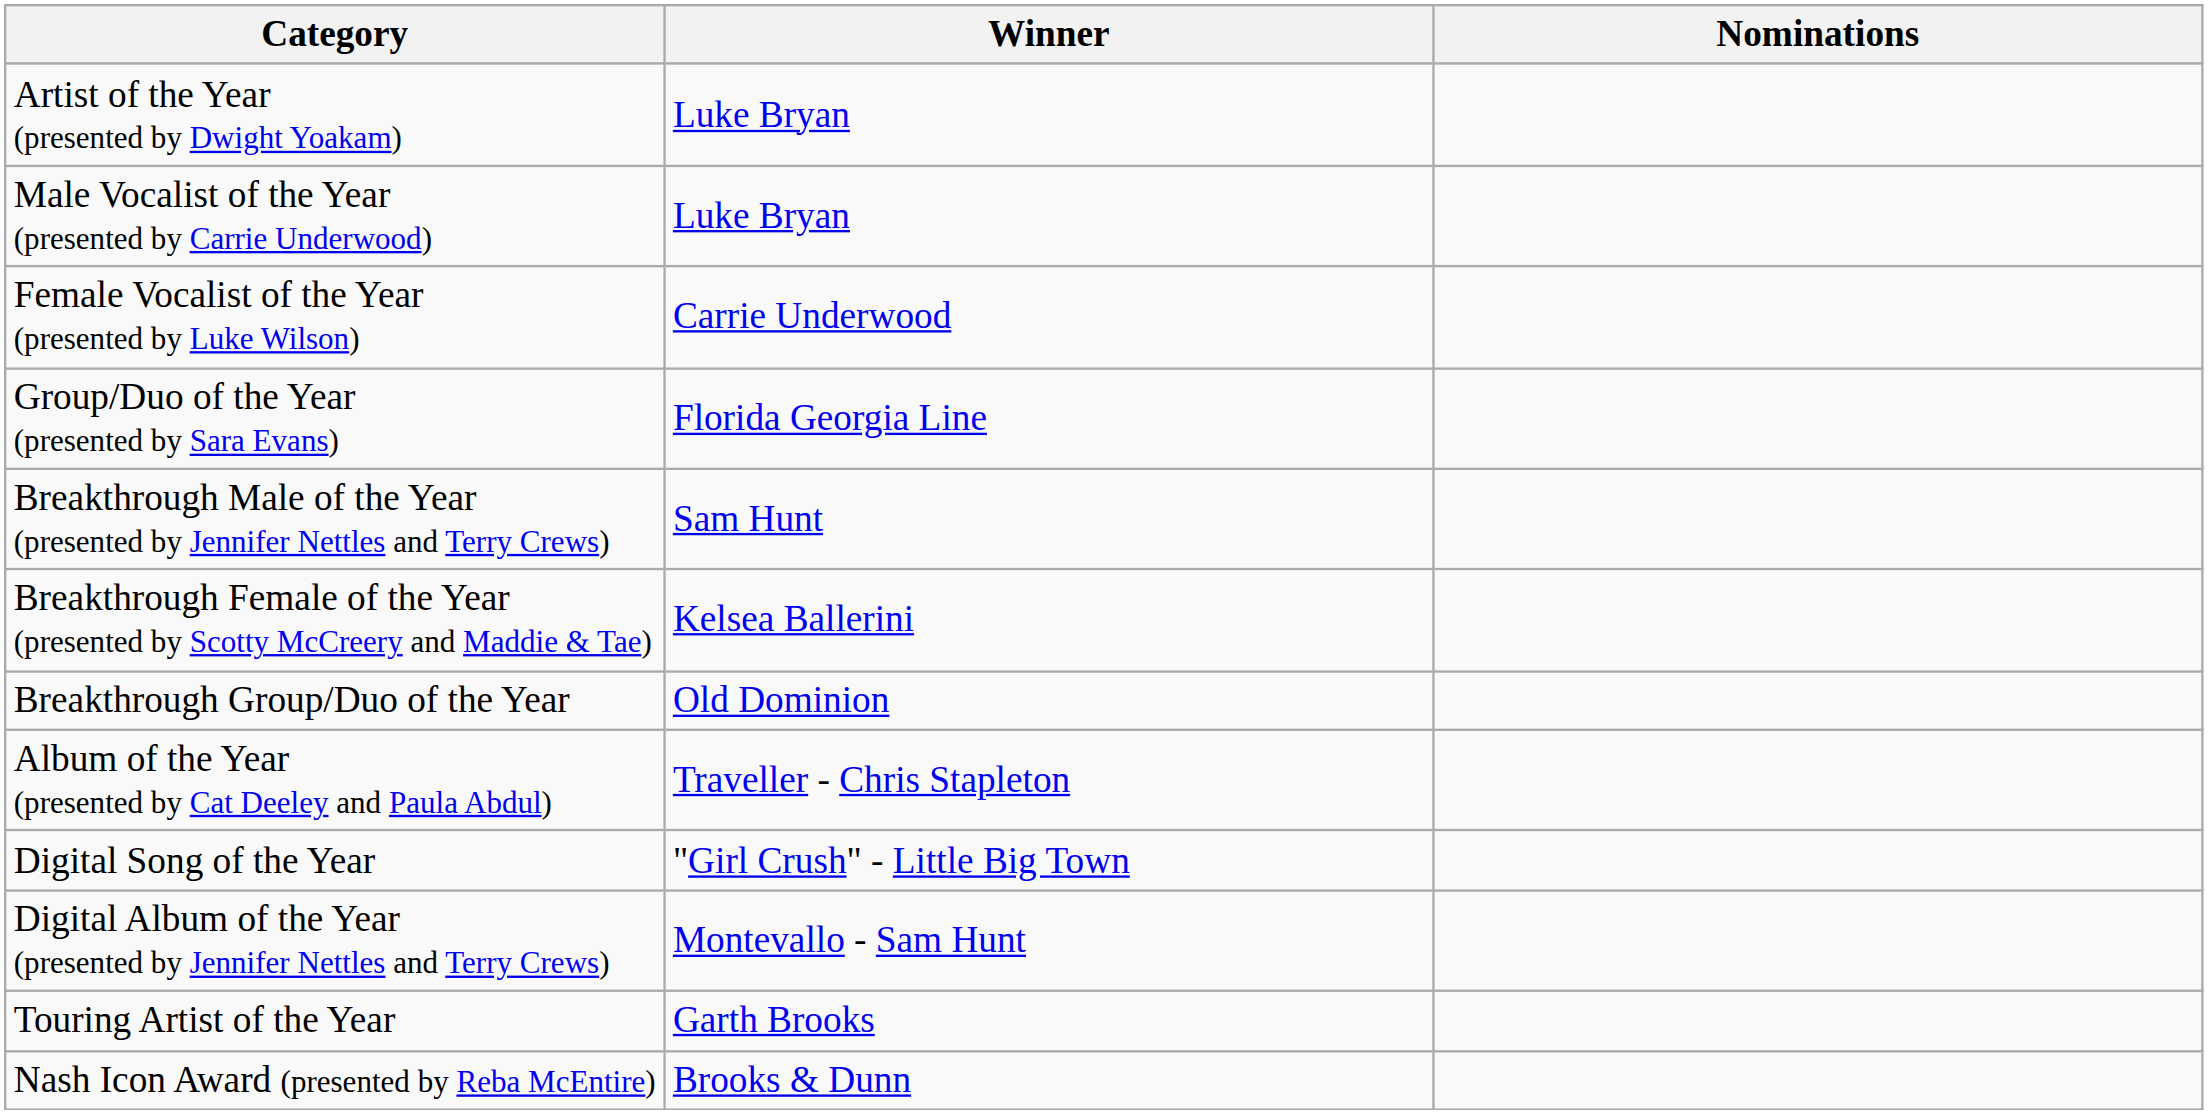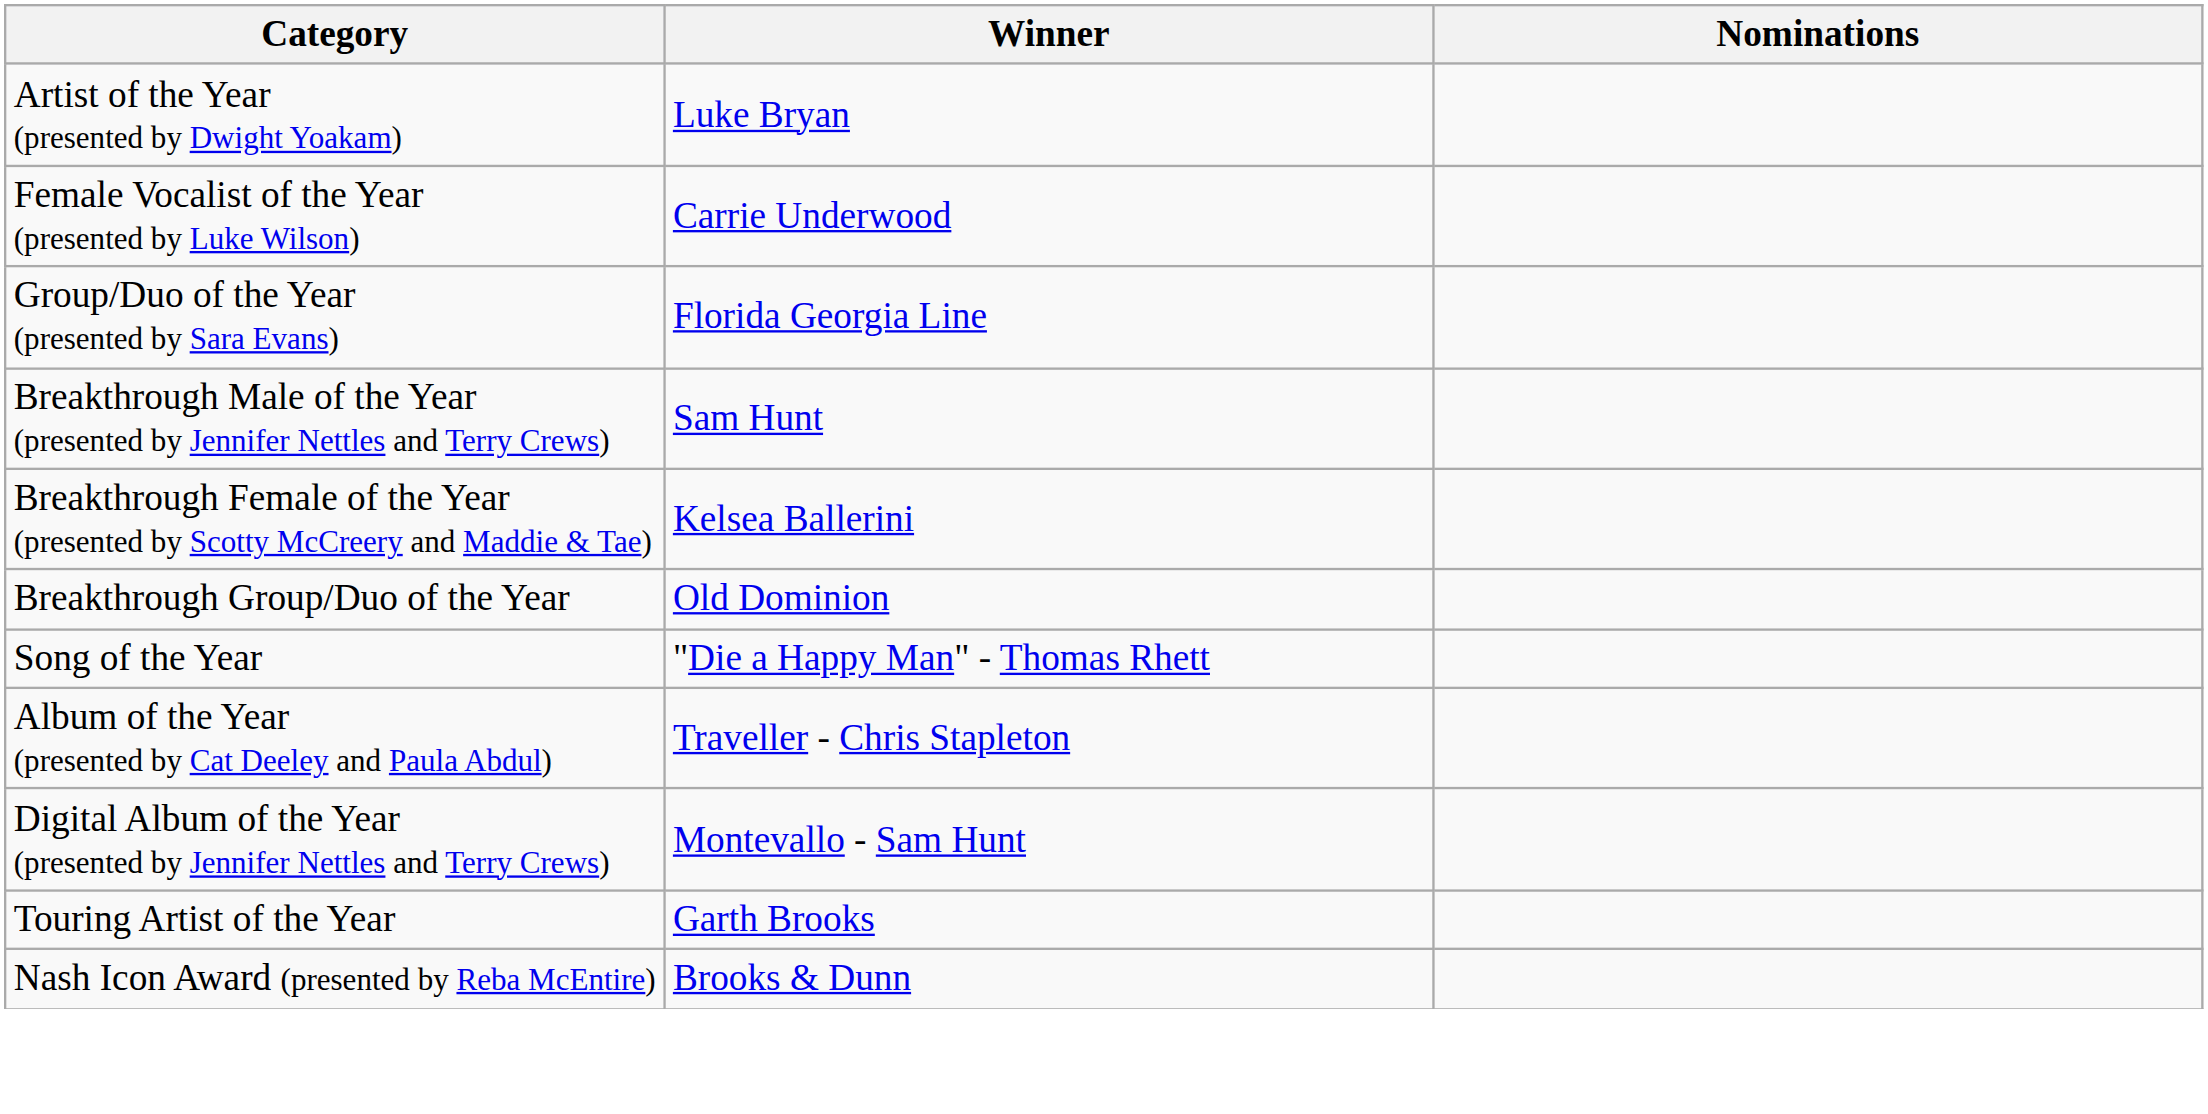- row: (223, 215)
+ row: (138, 657)
- row: (194, 859)
